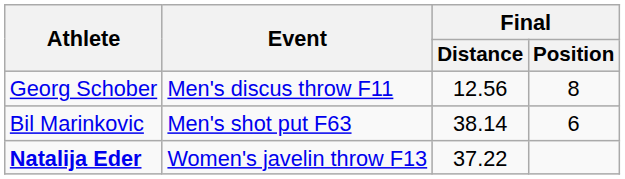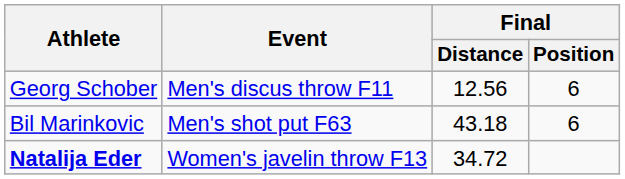(574, 89) 8 -> (574, 89) 6
(480, 123) 38.14 -> (480, 123) 43.18
(480, 158) 37.22 -> (480, 158) 34.72
